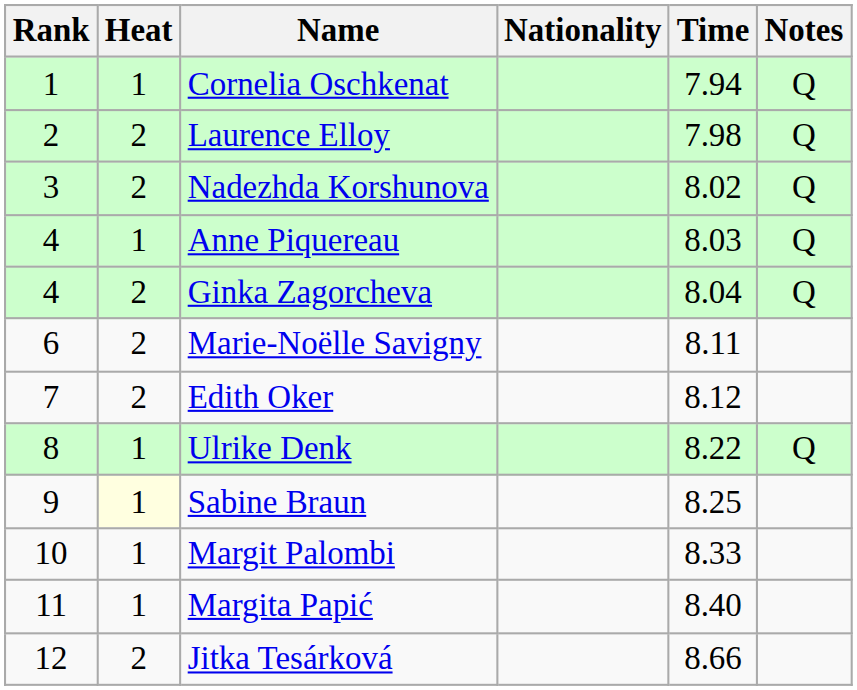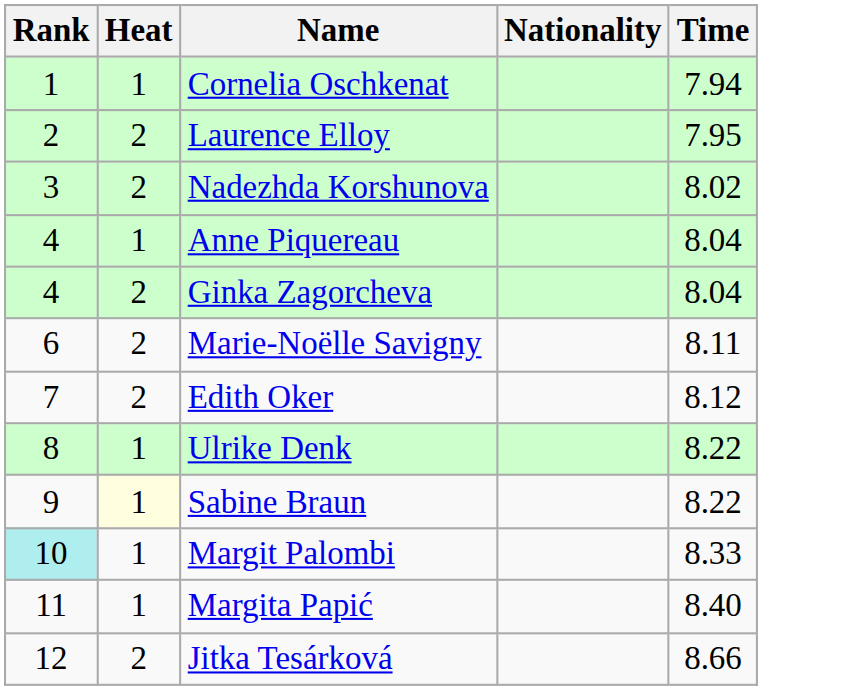- column: (804, 30)
(713, 135) 7.98 -> (713, 135) 7.95
(713, 239) 8.03 -> (713, 239) 8.04
(713, 501) 8.25 -> (713, 501) 8.22
(51, 553) no background -> (51, 553) paleturquoise background
